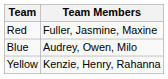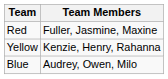rows swapped: (18, 47) <-> (22, 64)
